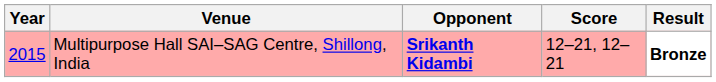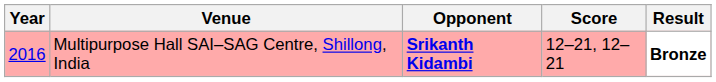(27, 54) 2015 -> (27, 54) 2016
